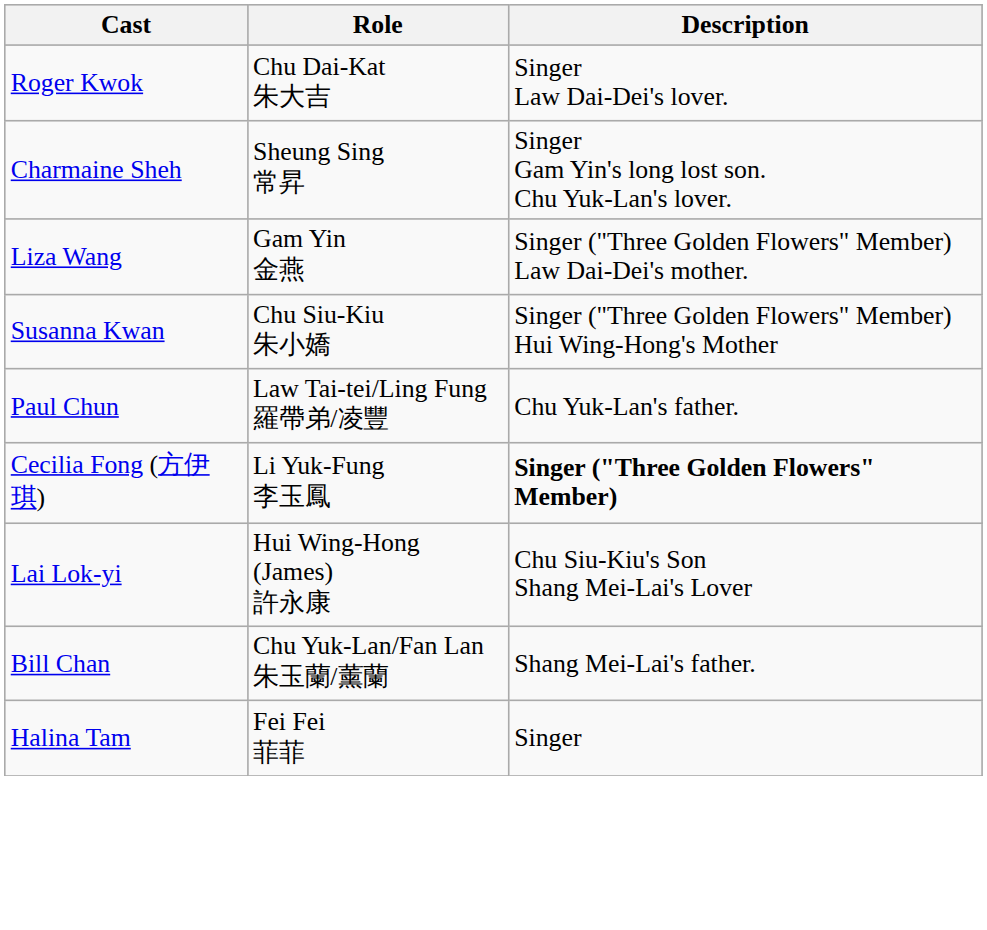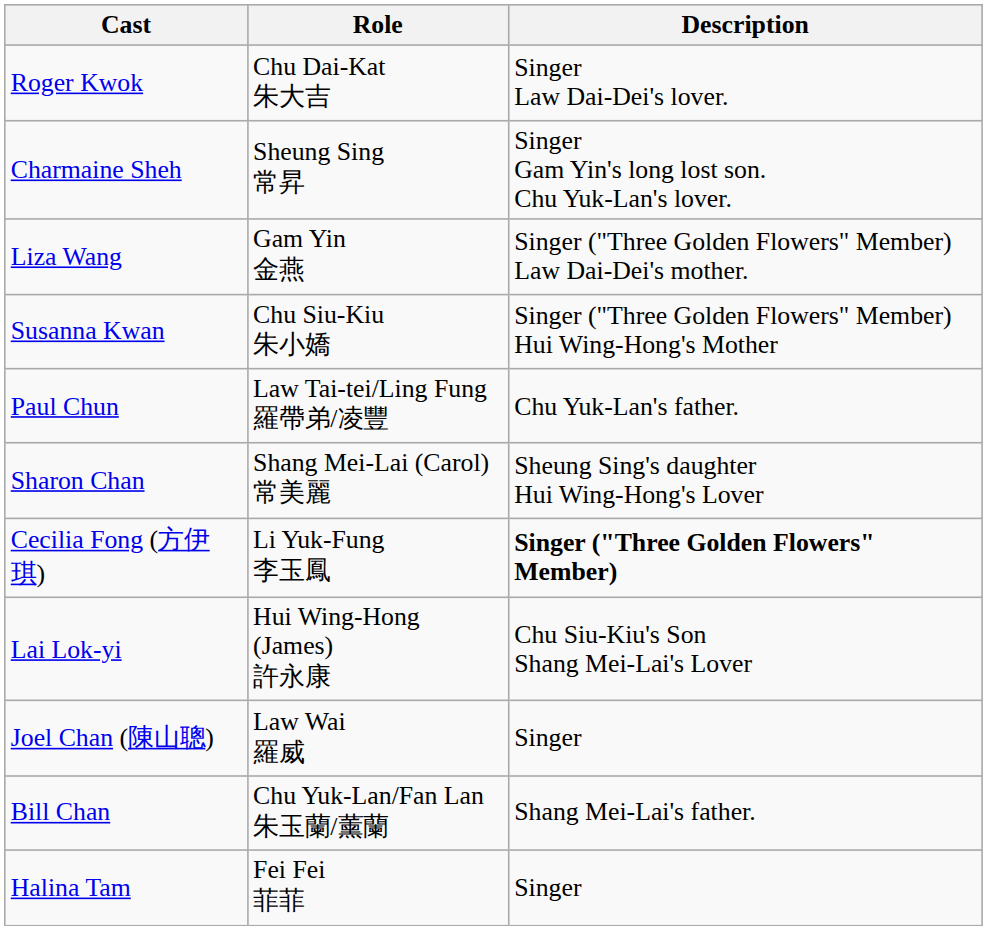+ row: (78, 480)
+ row: (112, 737)
